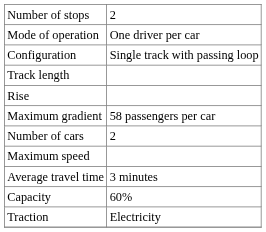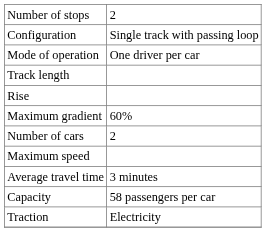rows swapped: (42, 55) <-> (53, 34)
(162, 115) 58 passengers per car -> (121, 115) 60%
(121, 196) 60% -> (162, 196) 58 passengers per car
